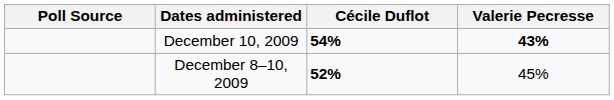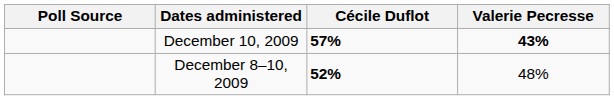(326, 41) 54% -> (326, 41) 57%
(533, 74) 45% -> (533, 74) 48%
